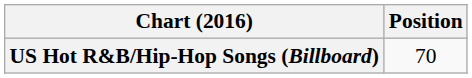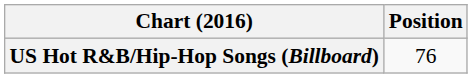(426, 55) 70 -> (426, 55) 76
